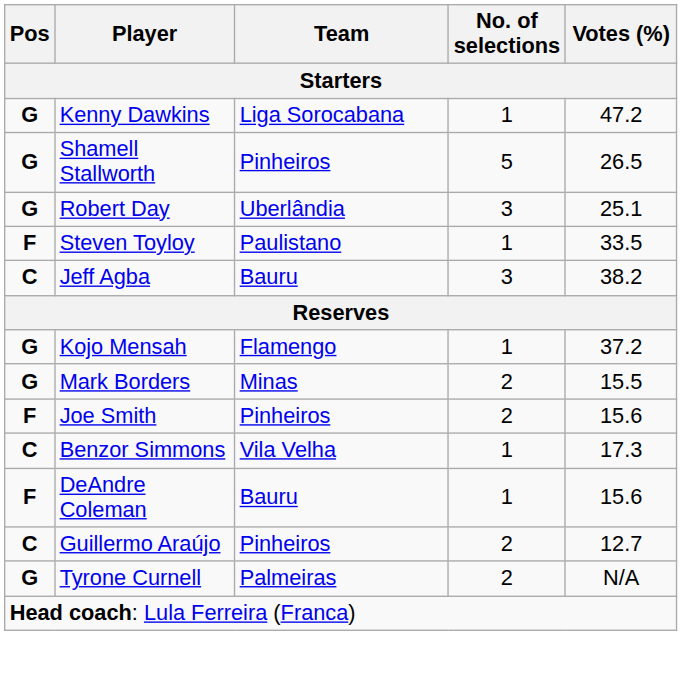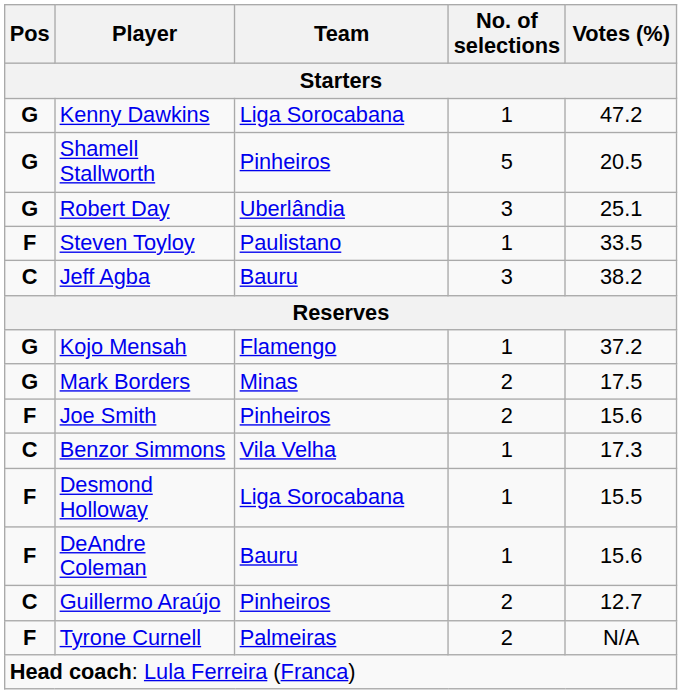(621, 162) 26.5 -> (621, 162) 20.5
(621, 381) 15.5 -> (621, 381) 17.5
+ row: (106, 497)
(30, 578) G -> (30, 637) F
